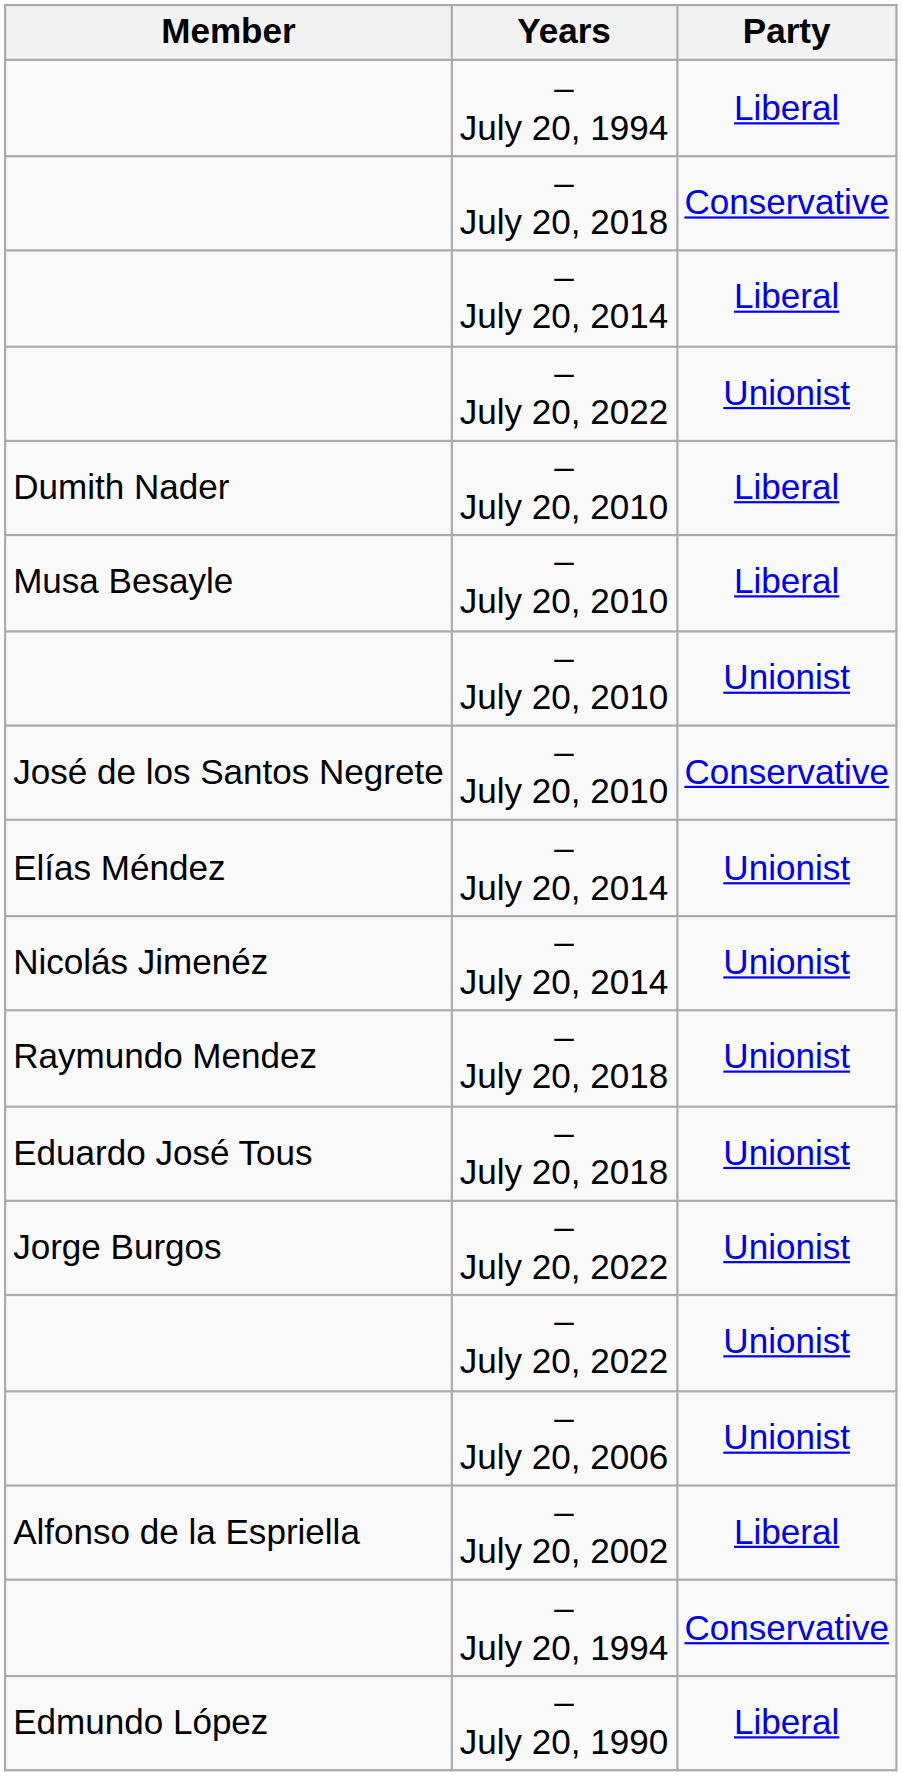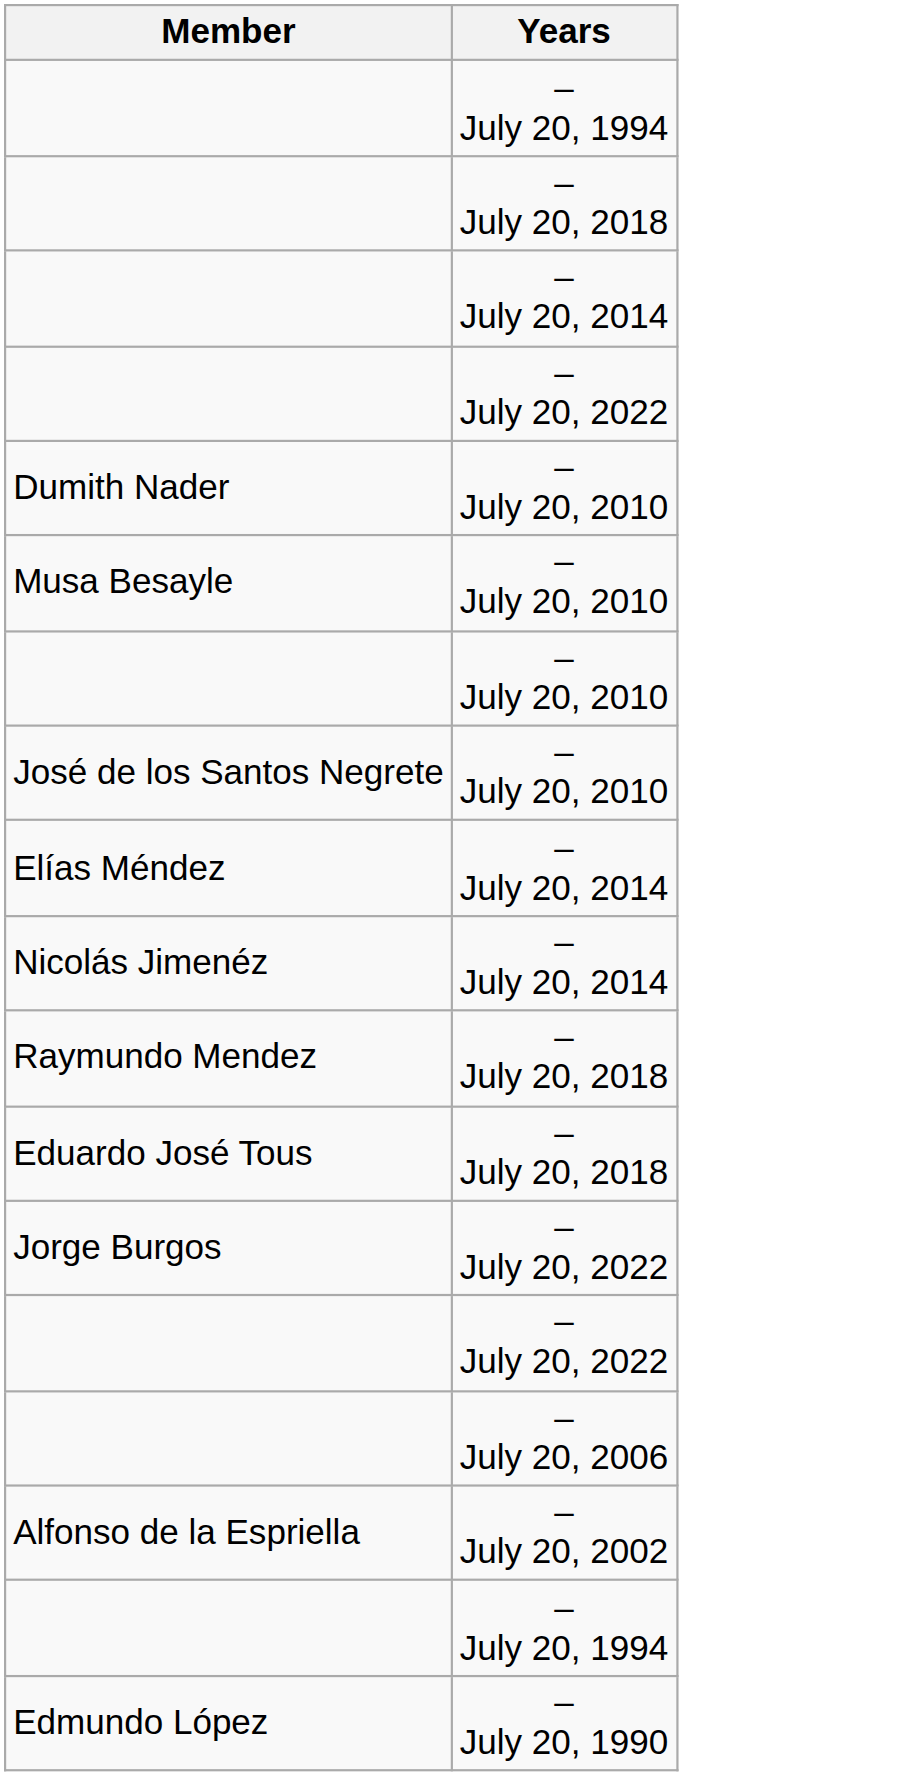- column: (787, 32)
